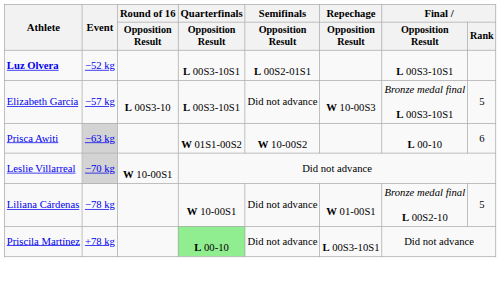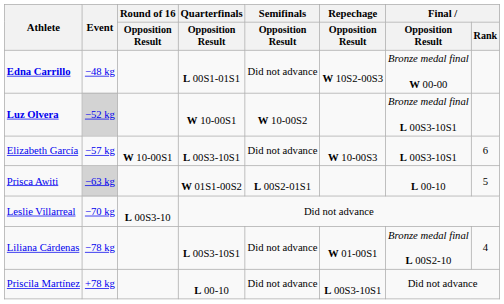+ row: (39, 72)
(100, 66) no background -> (100, 115) lightgrey background
(212, 72) L 00S3-10S1 -> (212, 121) W 10-00S1
(283, 72) L 00S2-01S1 -> (283, 121) W 10-00S2
(425, 72) L 00S3-10S1 -> (428, 115) Bronze medal final L 00S3-10S1
(148, 108) L 00S3-10 -> (148, 157) W 10-00S1
(425, 102) Bronze medal final L 00S3-10S1 -> (428, 157) L 00S3-10S1
(482, 102) 5 -> (485, 151) 6
(283, 145) W 10-00S2 -> (283, 187) L 00S2-01S1
(482, 138) 6 -> (485, 181) 5
(100, 169) lightgrey background -> (100, 211) no background
(148, 175) W 10-00S1 -> (148, 218) L 00S3-10
(212, 211) W 10-00S1 -> (212, 254) L 00S3-10S1
(482, 205) 5 -> (485, 248) 4
(212, 248) lightgreen background -> (212, 290) no background
